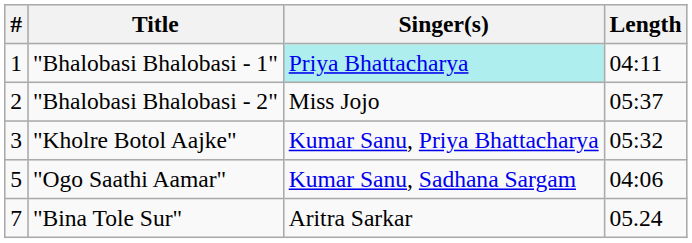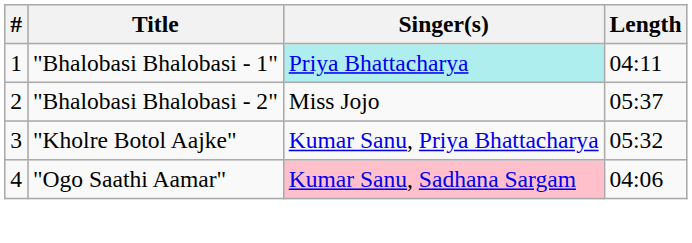(16, 179) 5 -> (16, 179) 4
(432, 179) no background -> (432, 179) pink background
- row: (108, 218)
